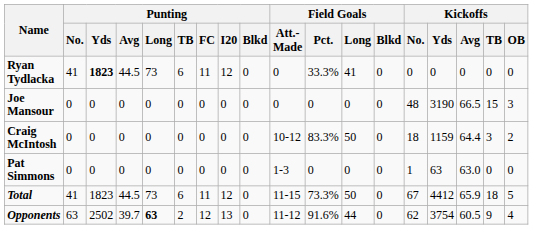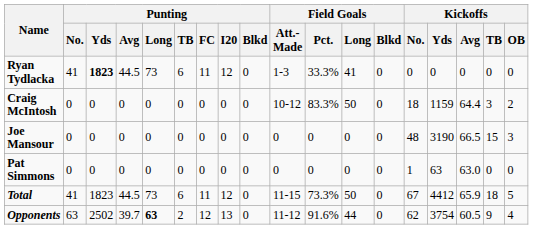(276, 72) 0 -> (281, 72) 1-3
rows swapped: (30, 104) <-> (32, 137)
(281, 169) 1-3 -> (276, 169) 0
